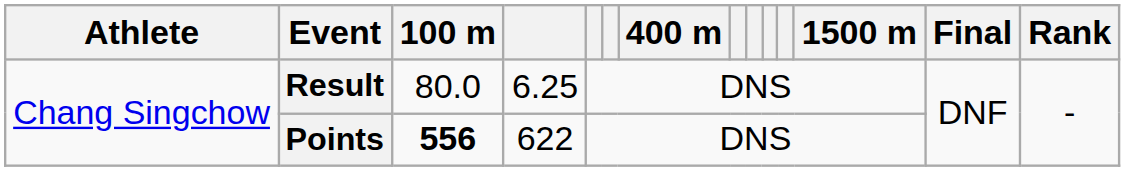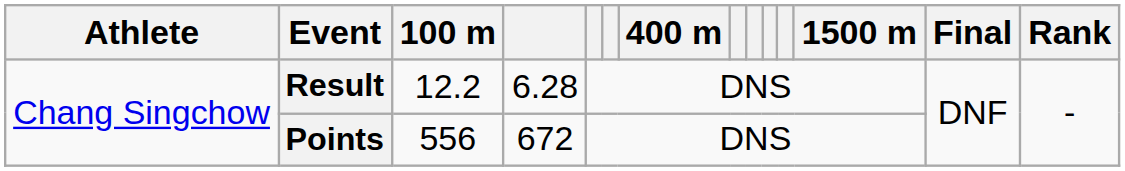(448, 86) 80.0 -> (448, 86) 12.2
(545, 86) 6.25 -> (545, 86) 6.28
(448, 140) bold -> (448, 140) normal
(545, 140) 622 -> (545, 140) 672
